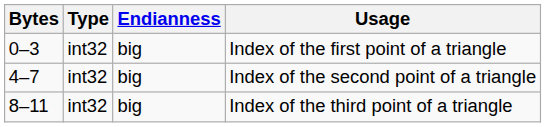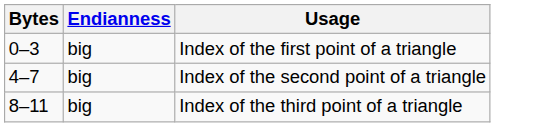- column: (88, 19)
